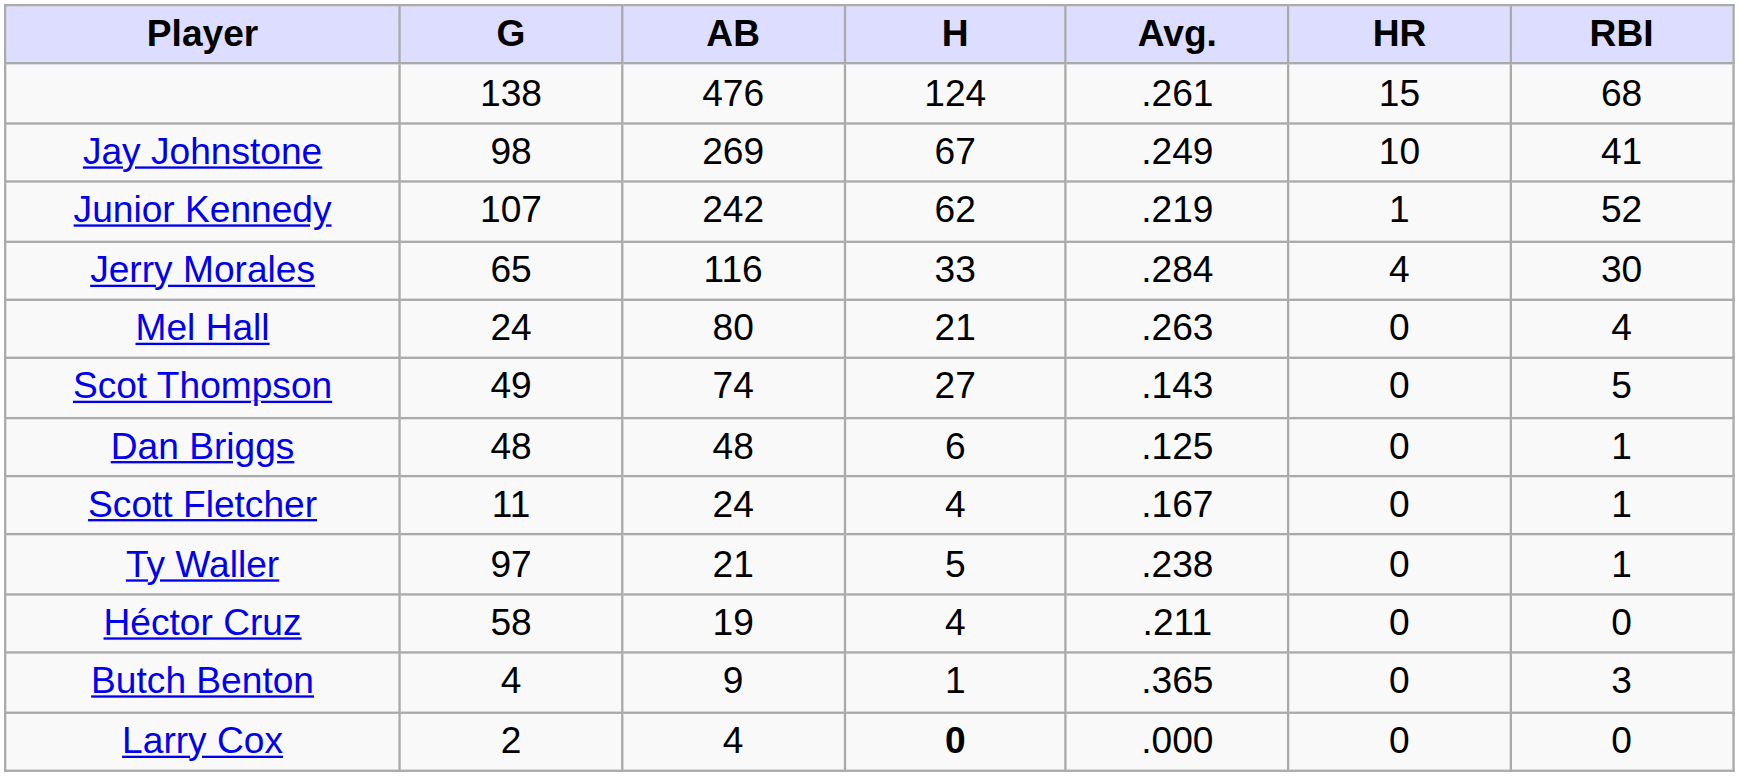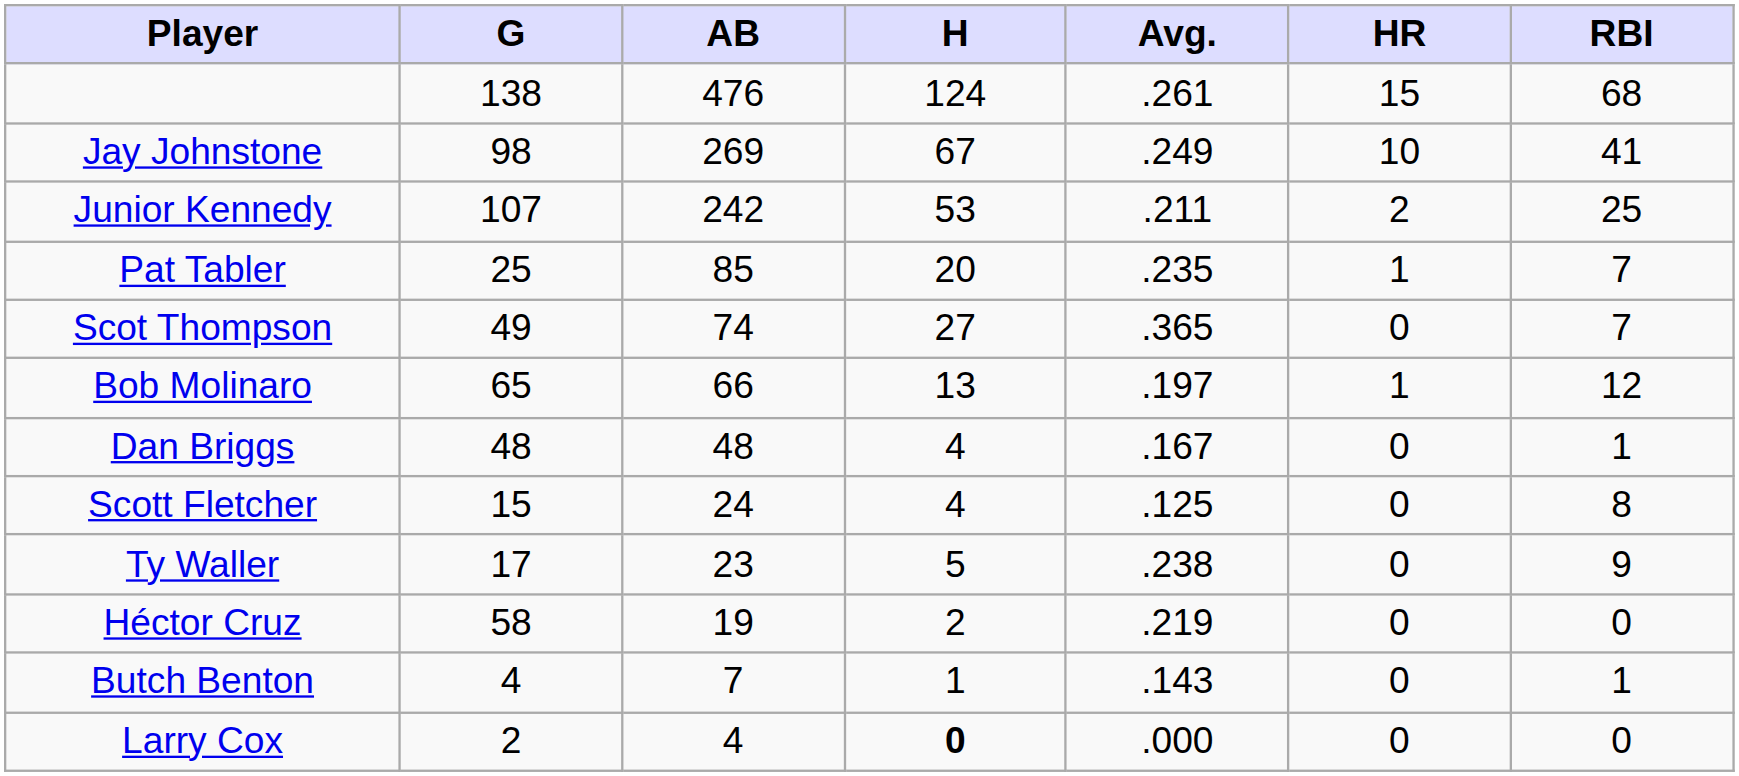(955, 210) 62 -> (955, 210) 53
(1177, 210) .219 -> (1177, 210) .211
(1399, 210) 1 -> (1399, 210) 2
(1622, 210) 52 -> (1622, 210) 25
- row: (203, 269)
+ row: (203, 269)
- row: (203, 328)
(1177, 387) .143 -> (1177, 328) .365
(1622, 387) 5 -> (1622, 328) 7
+ row: (203, 387)
(955, 446) 6 -> (955, 446) 4
(1177, 446) .125 -> (1177, 446) .167
(511, 504) 11 -> (511, 504) 15
(1177, 504) .167 -> (1177, 504) .125
(1622, 504) 1 -> (1622, 504) 8
(511, 563) 97 -> (511, 563) 17
(733, 563) 21 -> (733, 563) 23
(1622, 563) 1 -> (1622, 563) 9
(955, 622) 4 -> (955, 622) 2
(1177, 622) .211 -> (1177, 622) .219
(733, 681) 9 -> (733, 681) 7
(1177, 681) .365 -> (1177, 681) .143
(1622, 681) 3 -> (1622, 681) 1
